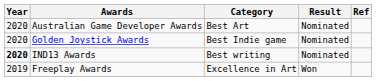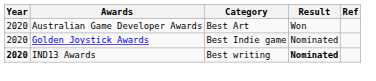(325, 26) Nominated -> (298, 26) Won
(325, 55) normal -> (314, 55) bold
- row: (72, 69)
